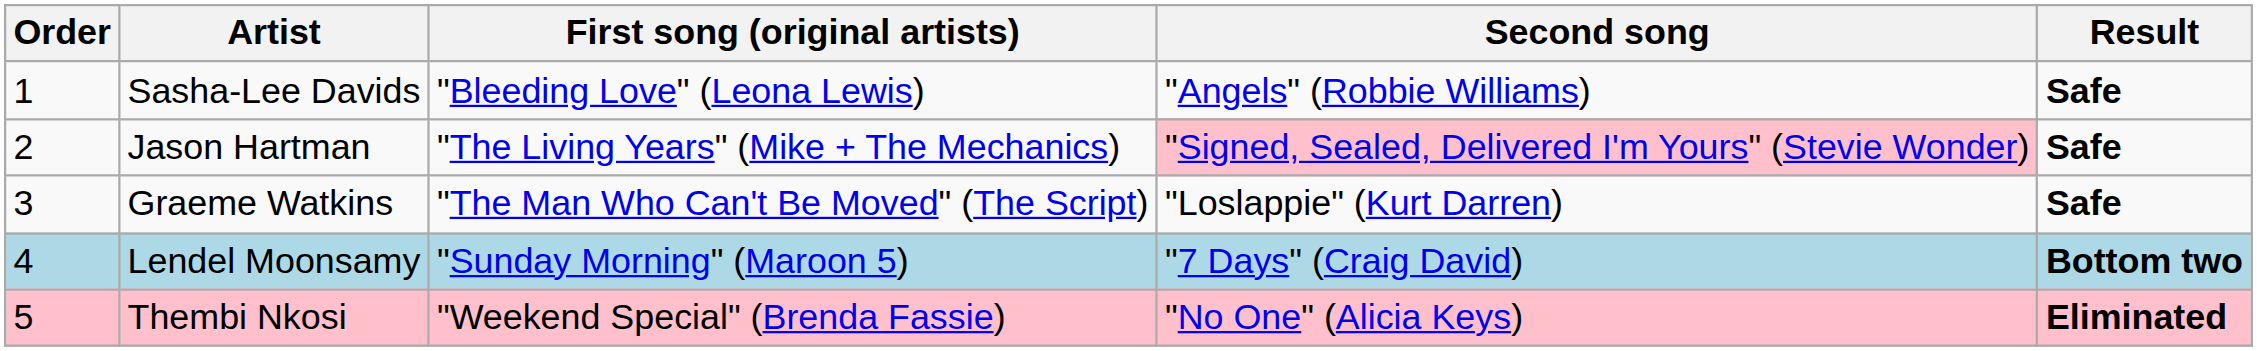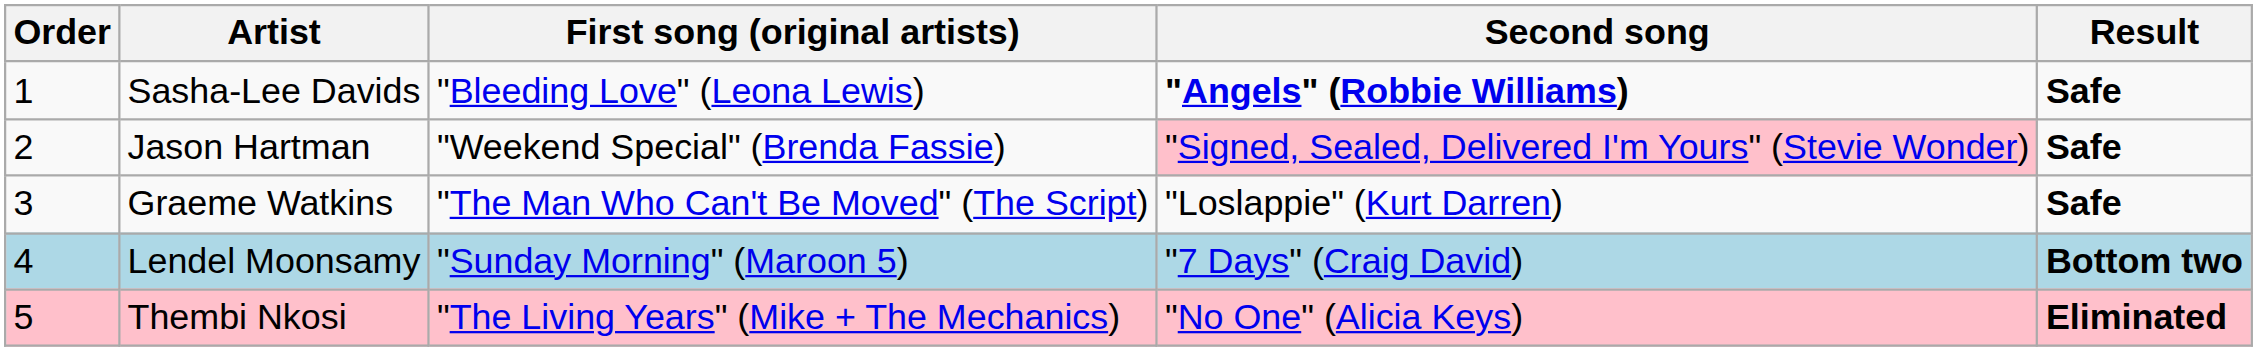(1378, 89) normal -> (1397, 89) bold
(779, 146) "The Living Years" (Mike + The Mechanics) -> (721, 146) "Weekend Special" (Brenda Fassie)
(721, 317) "Weekend Special" (Brenda Fassie) -> (779, 317) "The Living Years" (Mike + The Mechanics)
